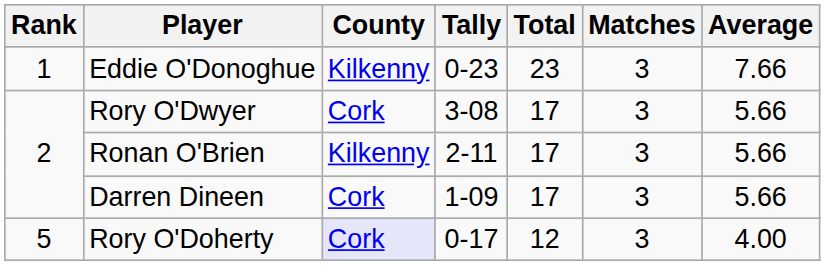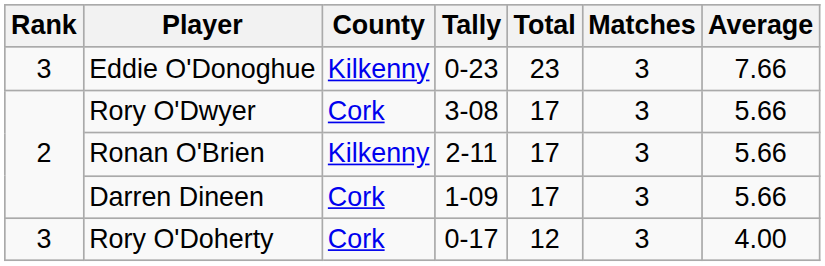(44, 68) 1 -> (44, 68) 3
(44, 238) 5 -> (44, 238) 3
(356, 238) lavender background -> (356, 238) no background
